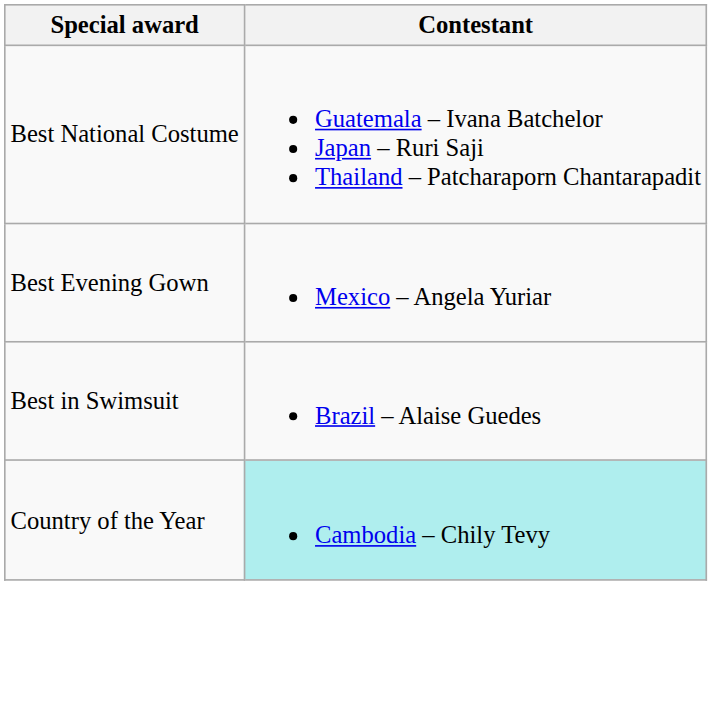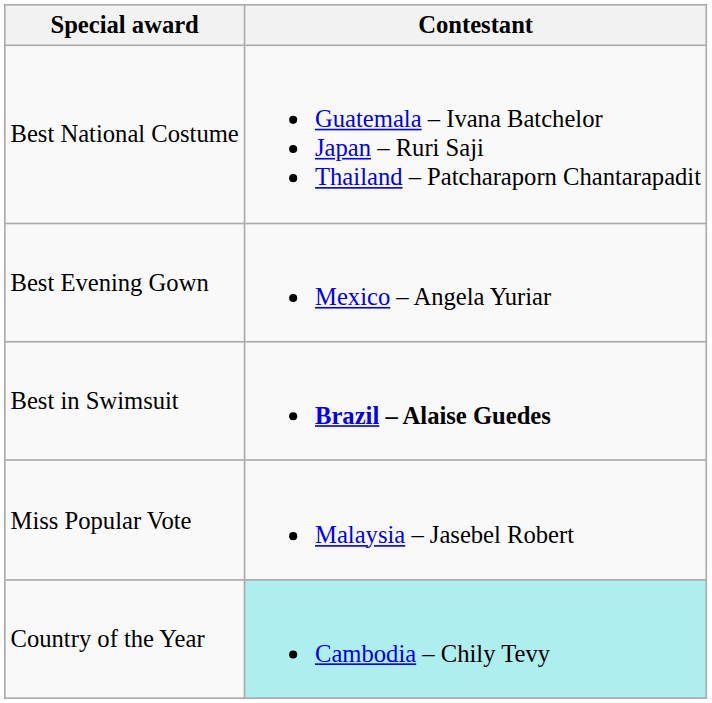(476, 416) normal -> (476, 416) bold
+ row: (101, 519)
